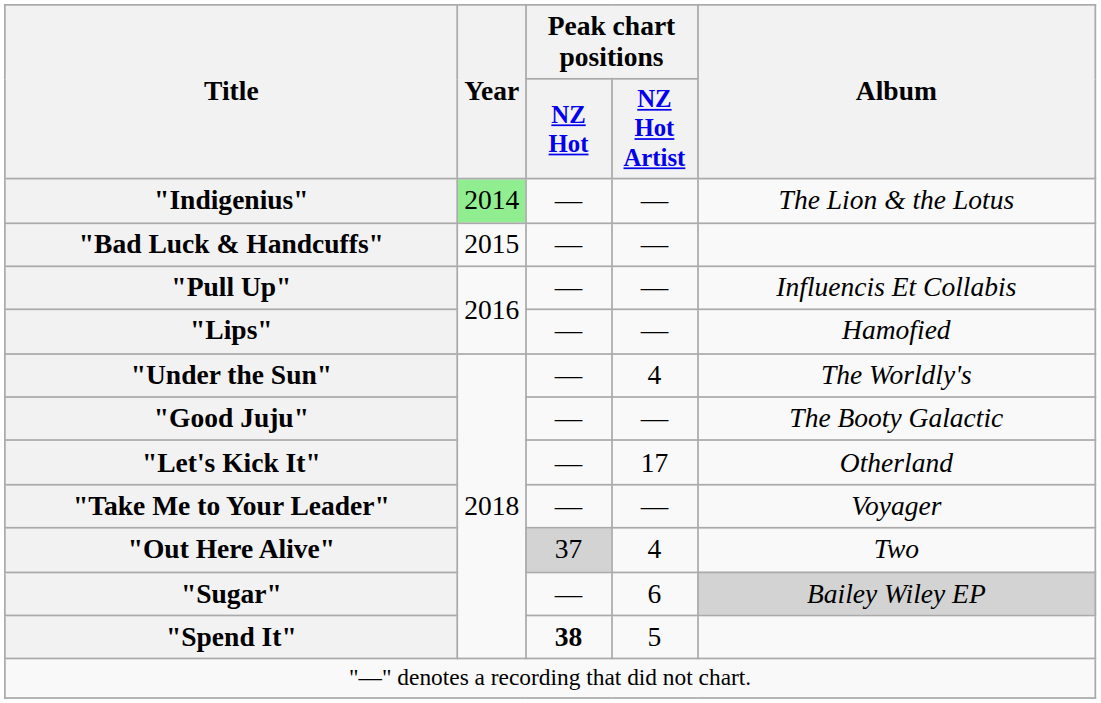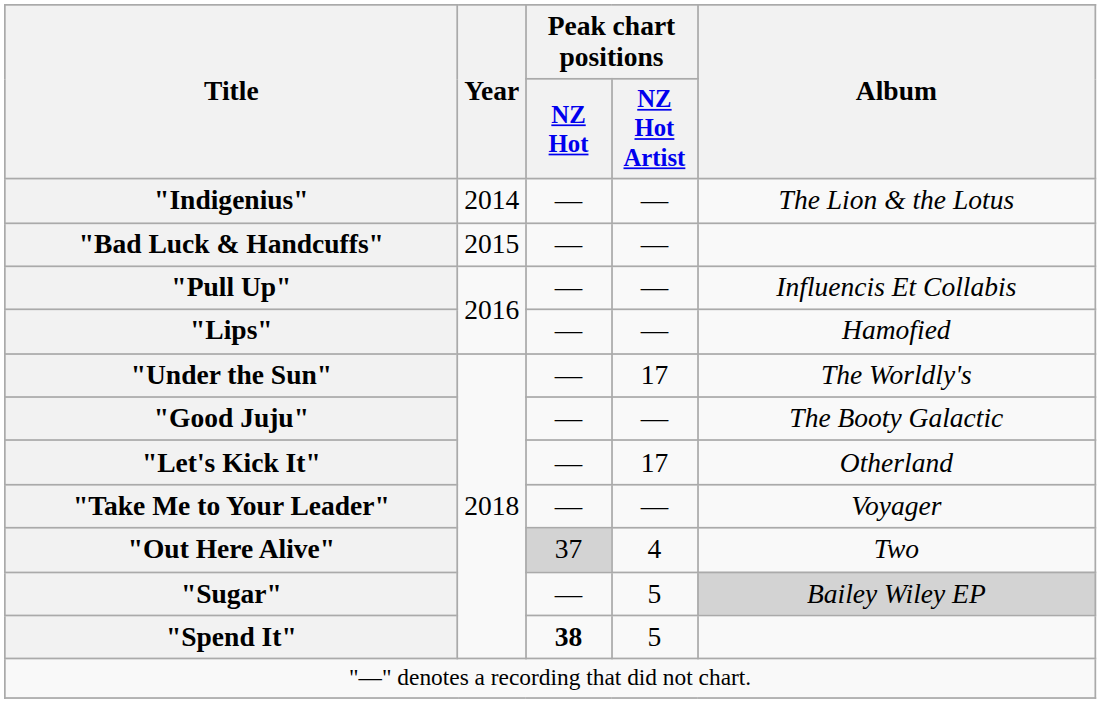(492, 200) lightgreen background -> (492, 200) no background
(654, 374) 4 -> (654, 374) 17
(654, 593) 6 -> (654, 593) 5
